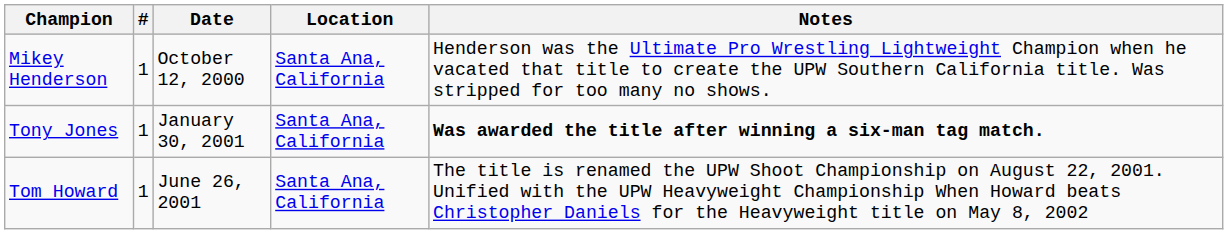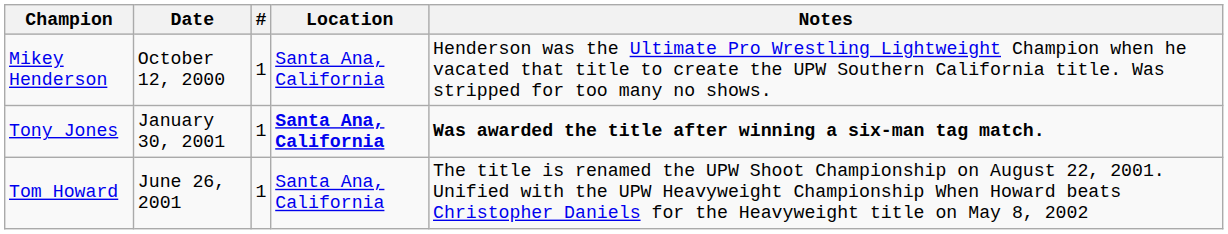columns swapped: (143, 20) <-> (212, 20)
(330, 131) normal -> (330, 131) bold
